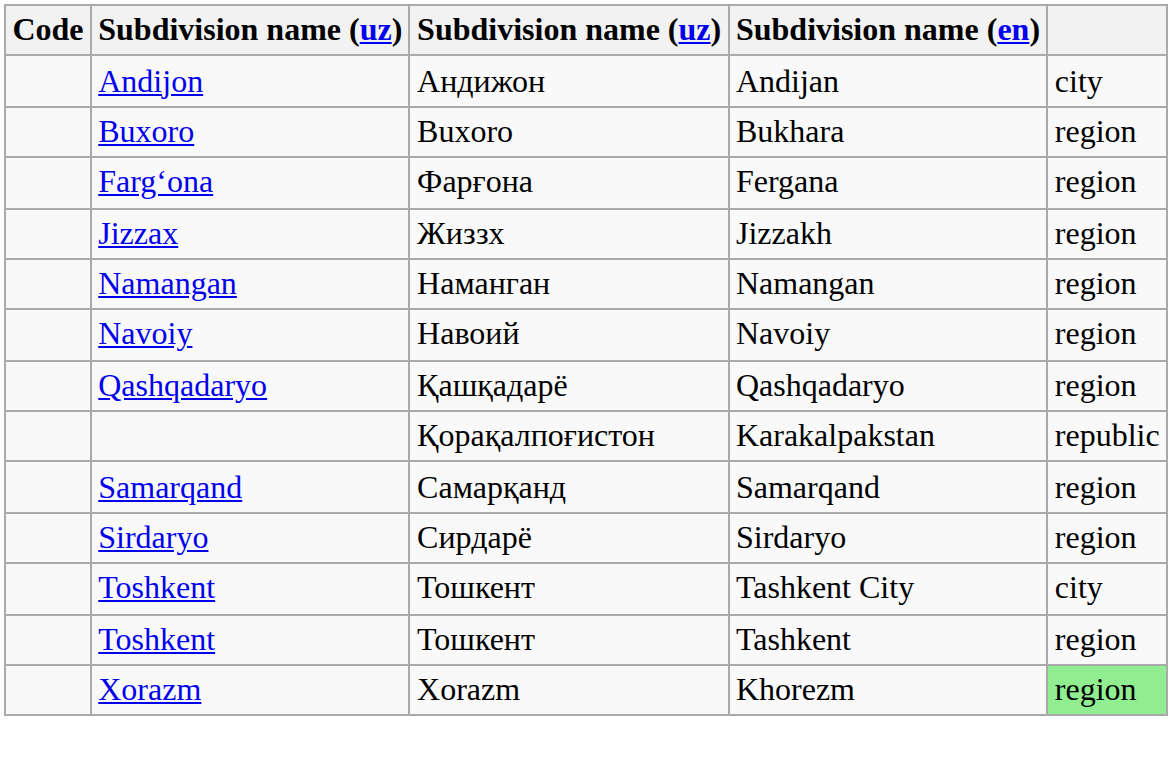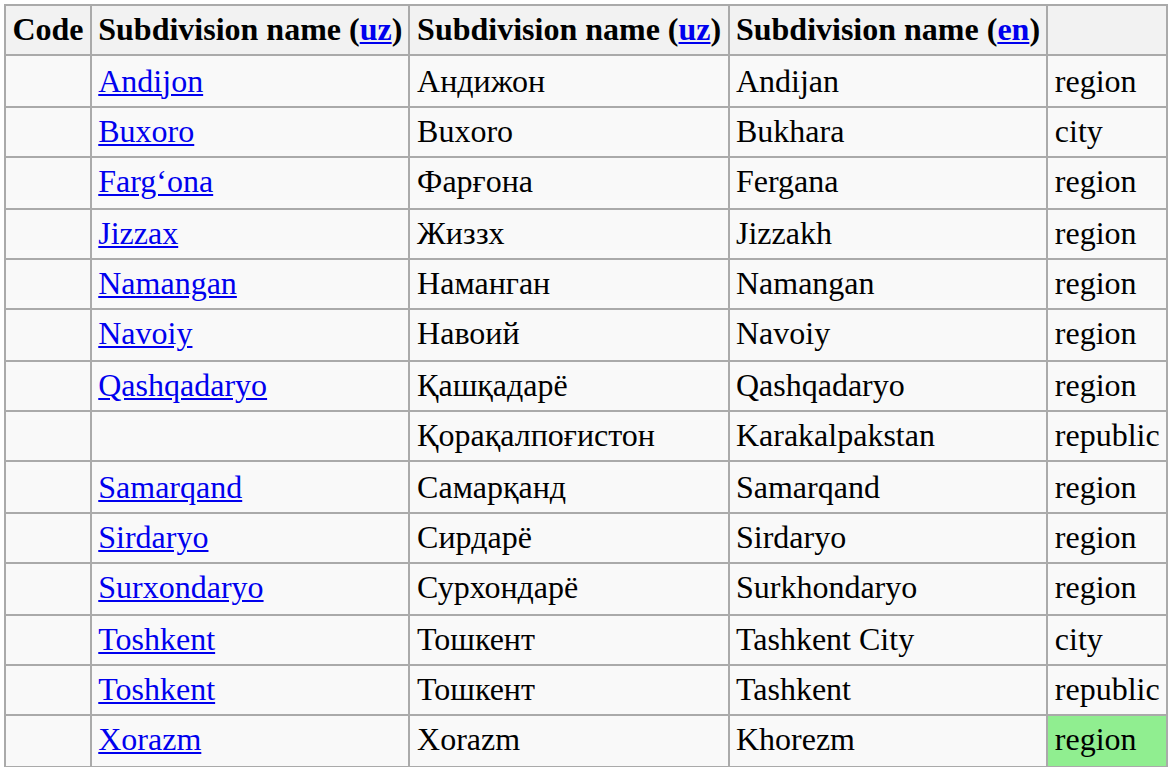(1079, 80) city -> (1096, 80) region
(1096, 131) region -> (1079, 131) city
+ row: (827, 588)
(1096, 638) region -> (1107, 689) republic
